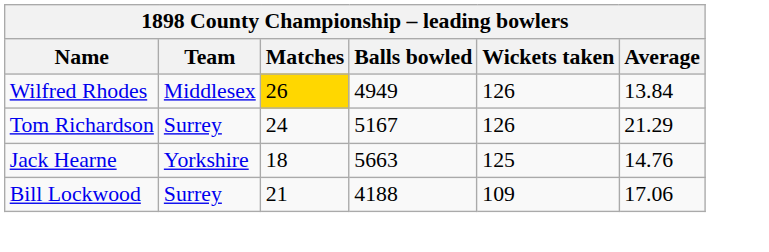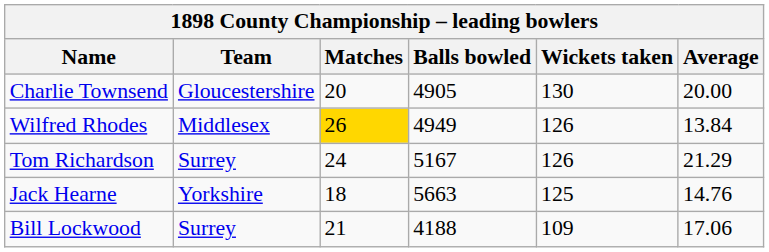+ row: (89, 90)
